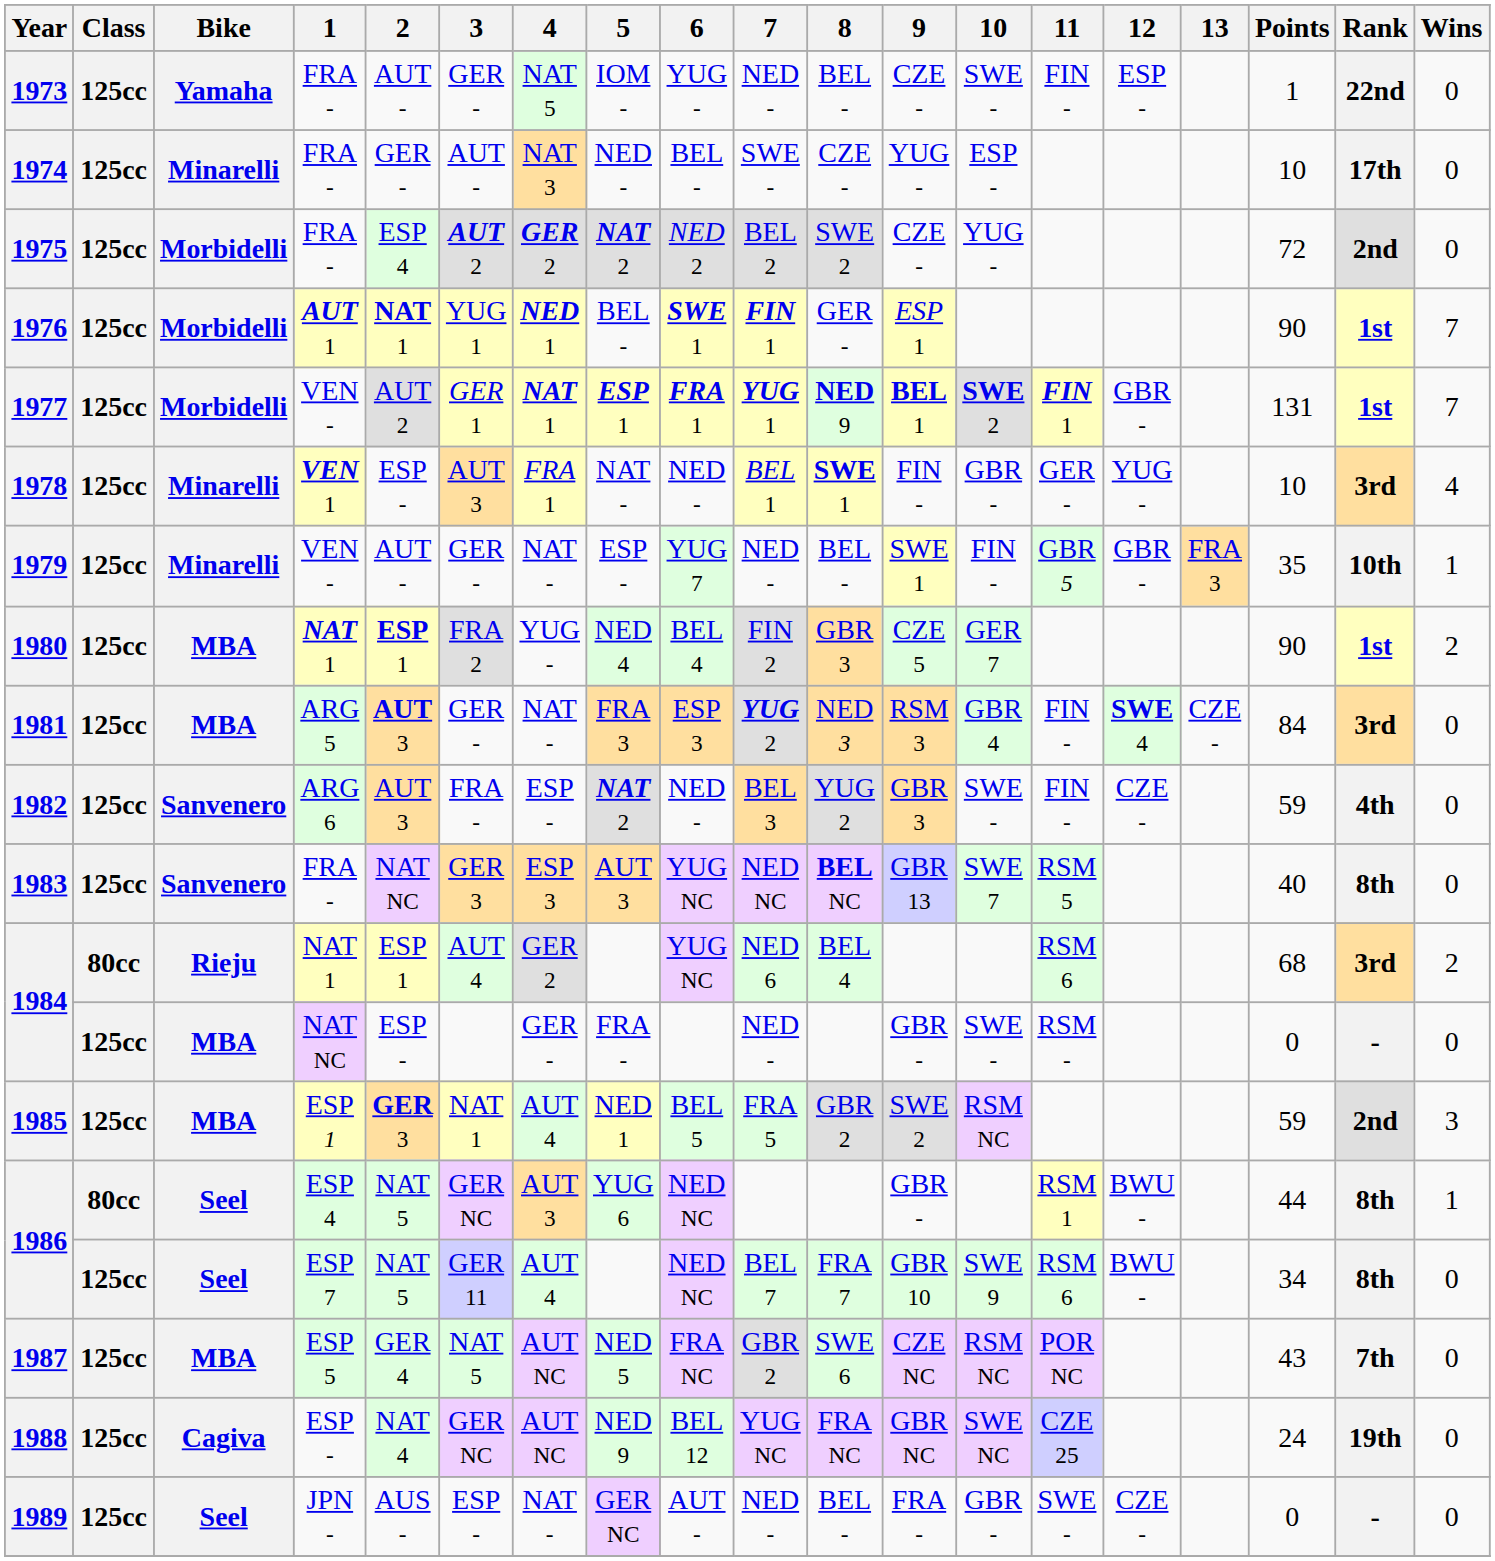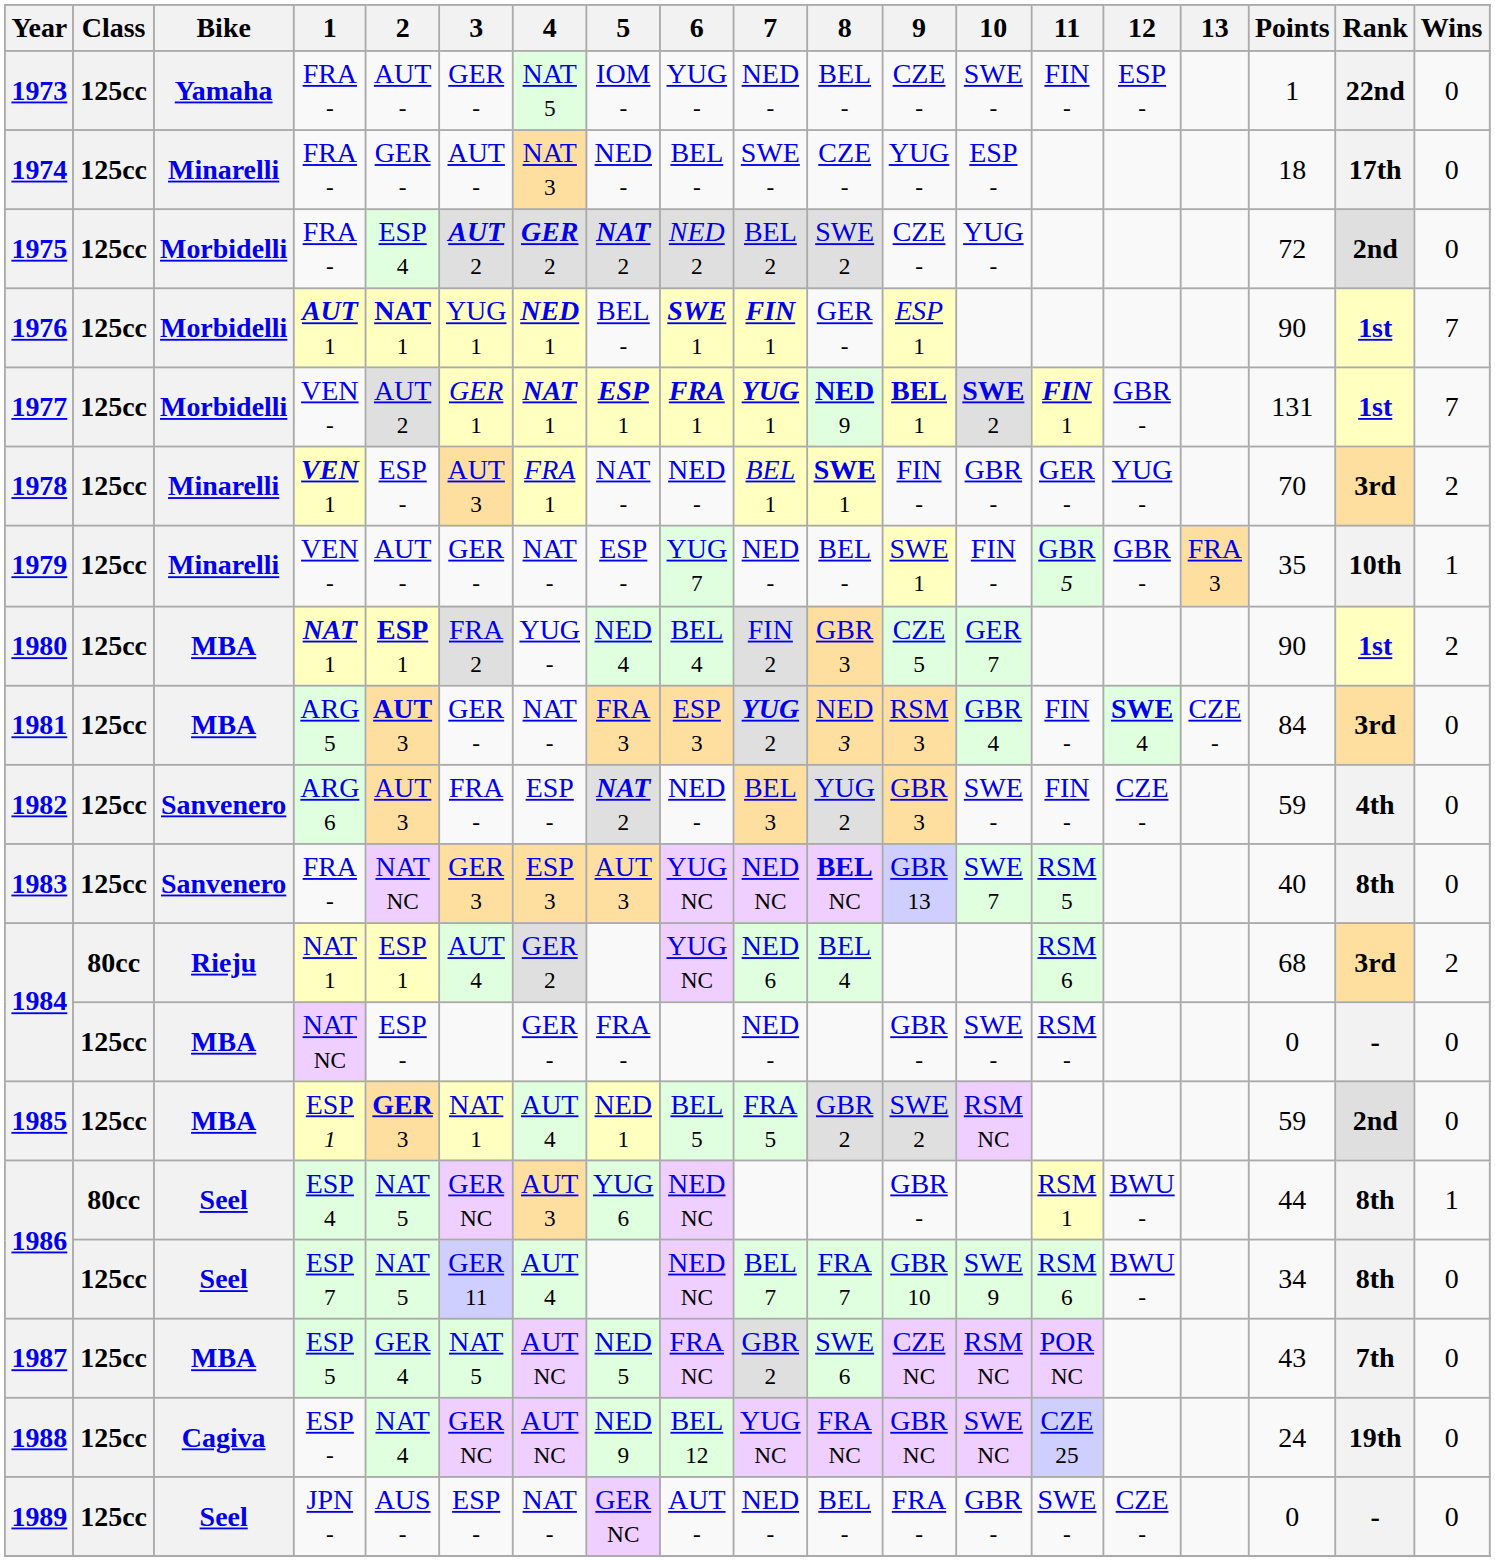(1292, 169) 10 -> (1292, 169) 18
(1292, 486) 10 -> (1292, 486) 70
(1452, 486) 4 -> (1452, 486) 2
(1452, 1120) 3 -> (1452, 1120) 0
